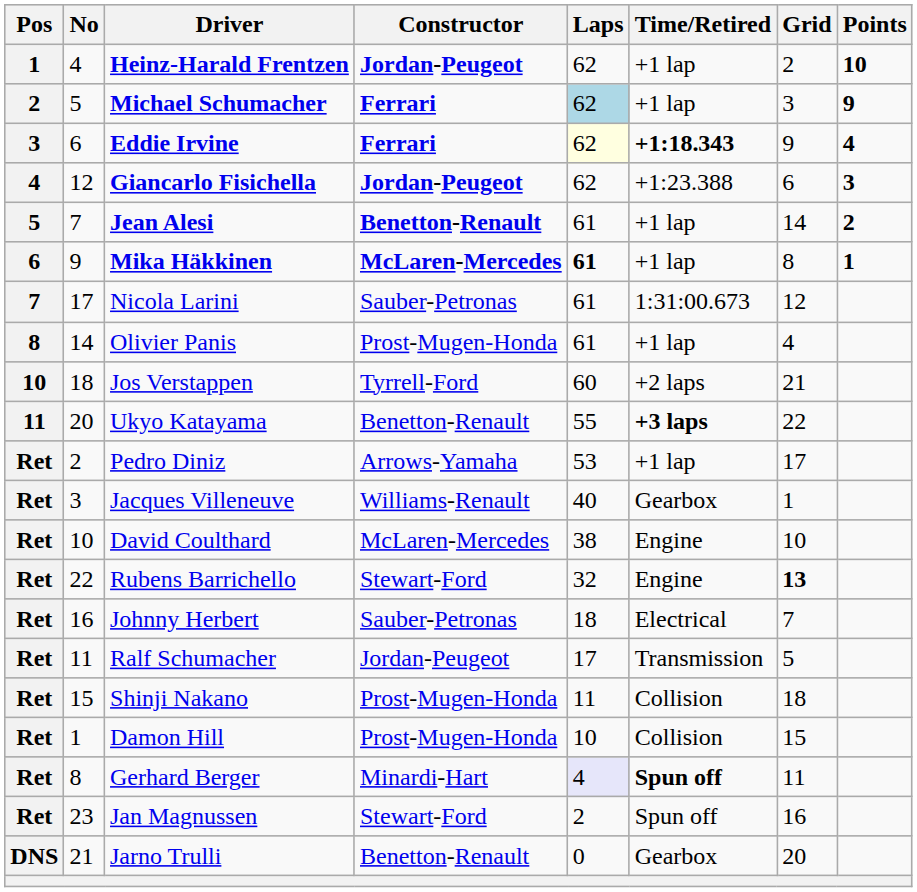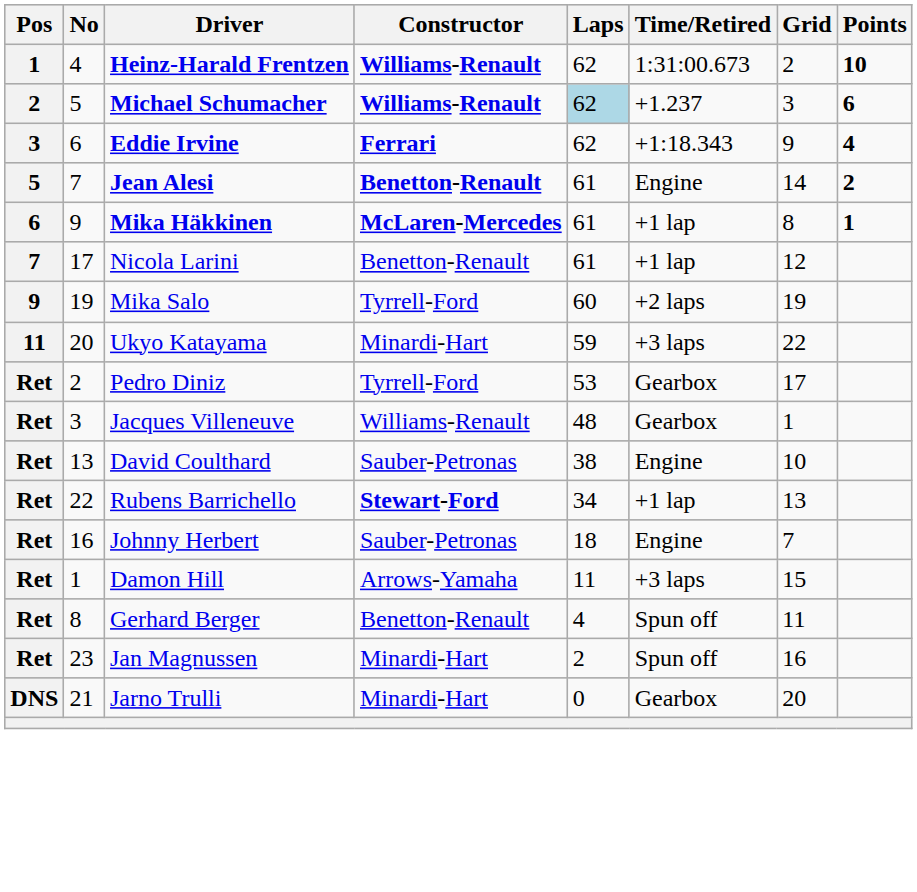(441, 64) Jordan-Peugeot -> (450, 64) Williams-Renault
(665, 64) +1 lap -> (692, 64) 1:31:00.673
(398, 103) Ferrari -> (450, 103) Williams-Renault
(665, 103) +1 lap -> (668, 103) +1.237
(849, 103) 9 -> (849, 103) 6
(585, 143) lightyellow background -> (585, 143) no background
(685, 143) bold -> (684, 143) normal
- row: (213, 182)
(665, 222) +1 lap -> (669, 182) Engine
(585, 262) bold -> (585, 222) normal
(438, 301) Sauber-Petronas -> (445, 262) Benetton-Renault
(692, 301) 1:31:00.673 -> (665, 262) +1 lap
- row: (173, 341)
+ row: (160, 301)
- row: (181, 380)
(445, 420) Benetton-Renault -> (424, 341) Minardi-Hart
(585, 420) 55 -> (585, 341) 59
(671, 420) bold -> (670, 341) normal
(439, 460) Arrows-Yamaha -> (419, 380) Tyrrell-Ford
(665, 460) +1 lap -> (676, 380) Gearbox
(585, 499) 40 -> (585, 420) 48
(82, 539) 10 -> (82, 460) 13
(455, 539) McLaren-Mercedes -> (438, 460) Sauber-Petronas
(423, 578) normal -> (429, 499) bold
(585, 578) 32 -> (585, 499) 34
(669, 578) Engine -> (665, 499) +1 lap
(794, 578) bold -> (794, 499) normal
(681, 618) Electrical -> (669, 539) Engine
- row: (193, 658)
- row: (179, 697)
(459, 737) Prost-Mugen-Honda -> (439, 578) Arrows-Yamaha
(585, 737) 10 -> (584, 578) 11
(679, 737) Collision -> (670, 578) +3 laps
(424, 776) Minardi-Hart -> (445, 618) Benetton-Renault
(579, 776) lavender background -> (579, 618) no background
(678, 776) bold -> (676, 618) normal
(423, 816) Stewart-Ford -> (424, 658) Minardi-Hart
(445, 856) Benetton-Renault -> (424, 697) Minardi-Hart
